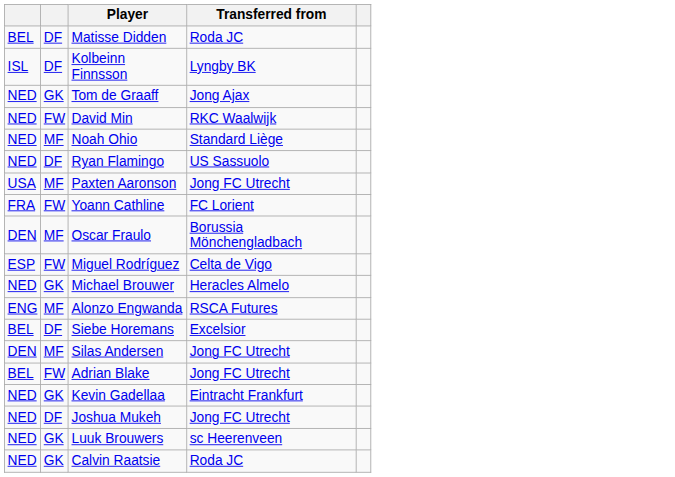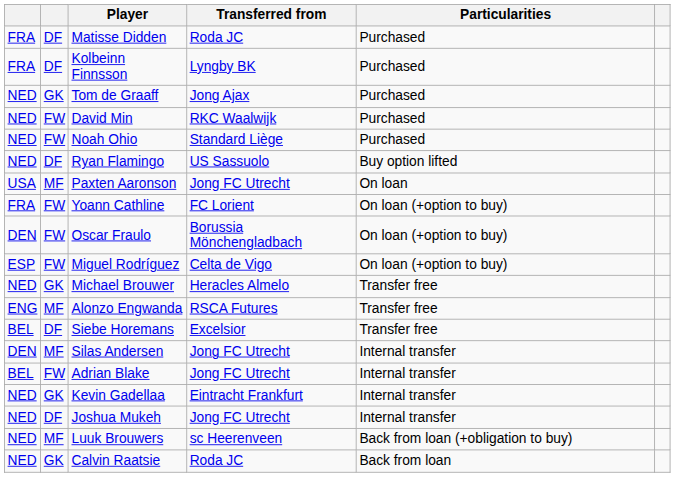+ column: (506, 15)
(21, 37) BEL -> (21, 37) FRA
(18, 66) ISL -> (21, 66) FRA
(54, 140) MF -> (54, 140) FW
(54, 235) MF -> (54, 235) FW
(54, 439) GK -> (54, 439) MF
